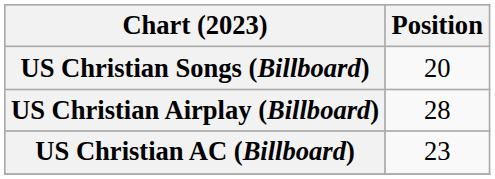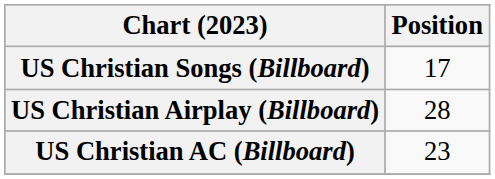(437, 67) 20 -> (437, 67) 17
